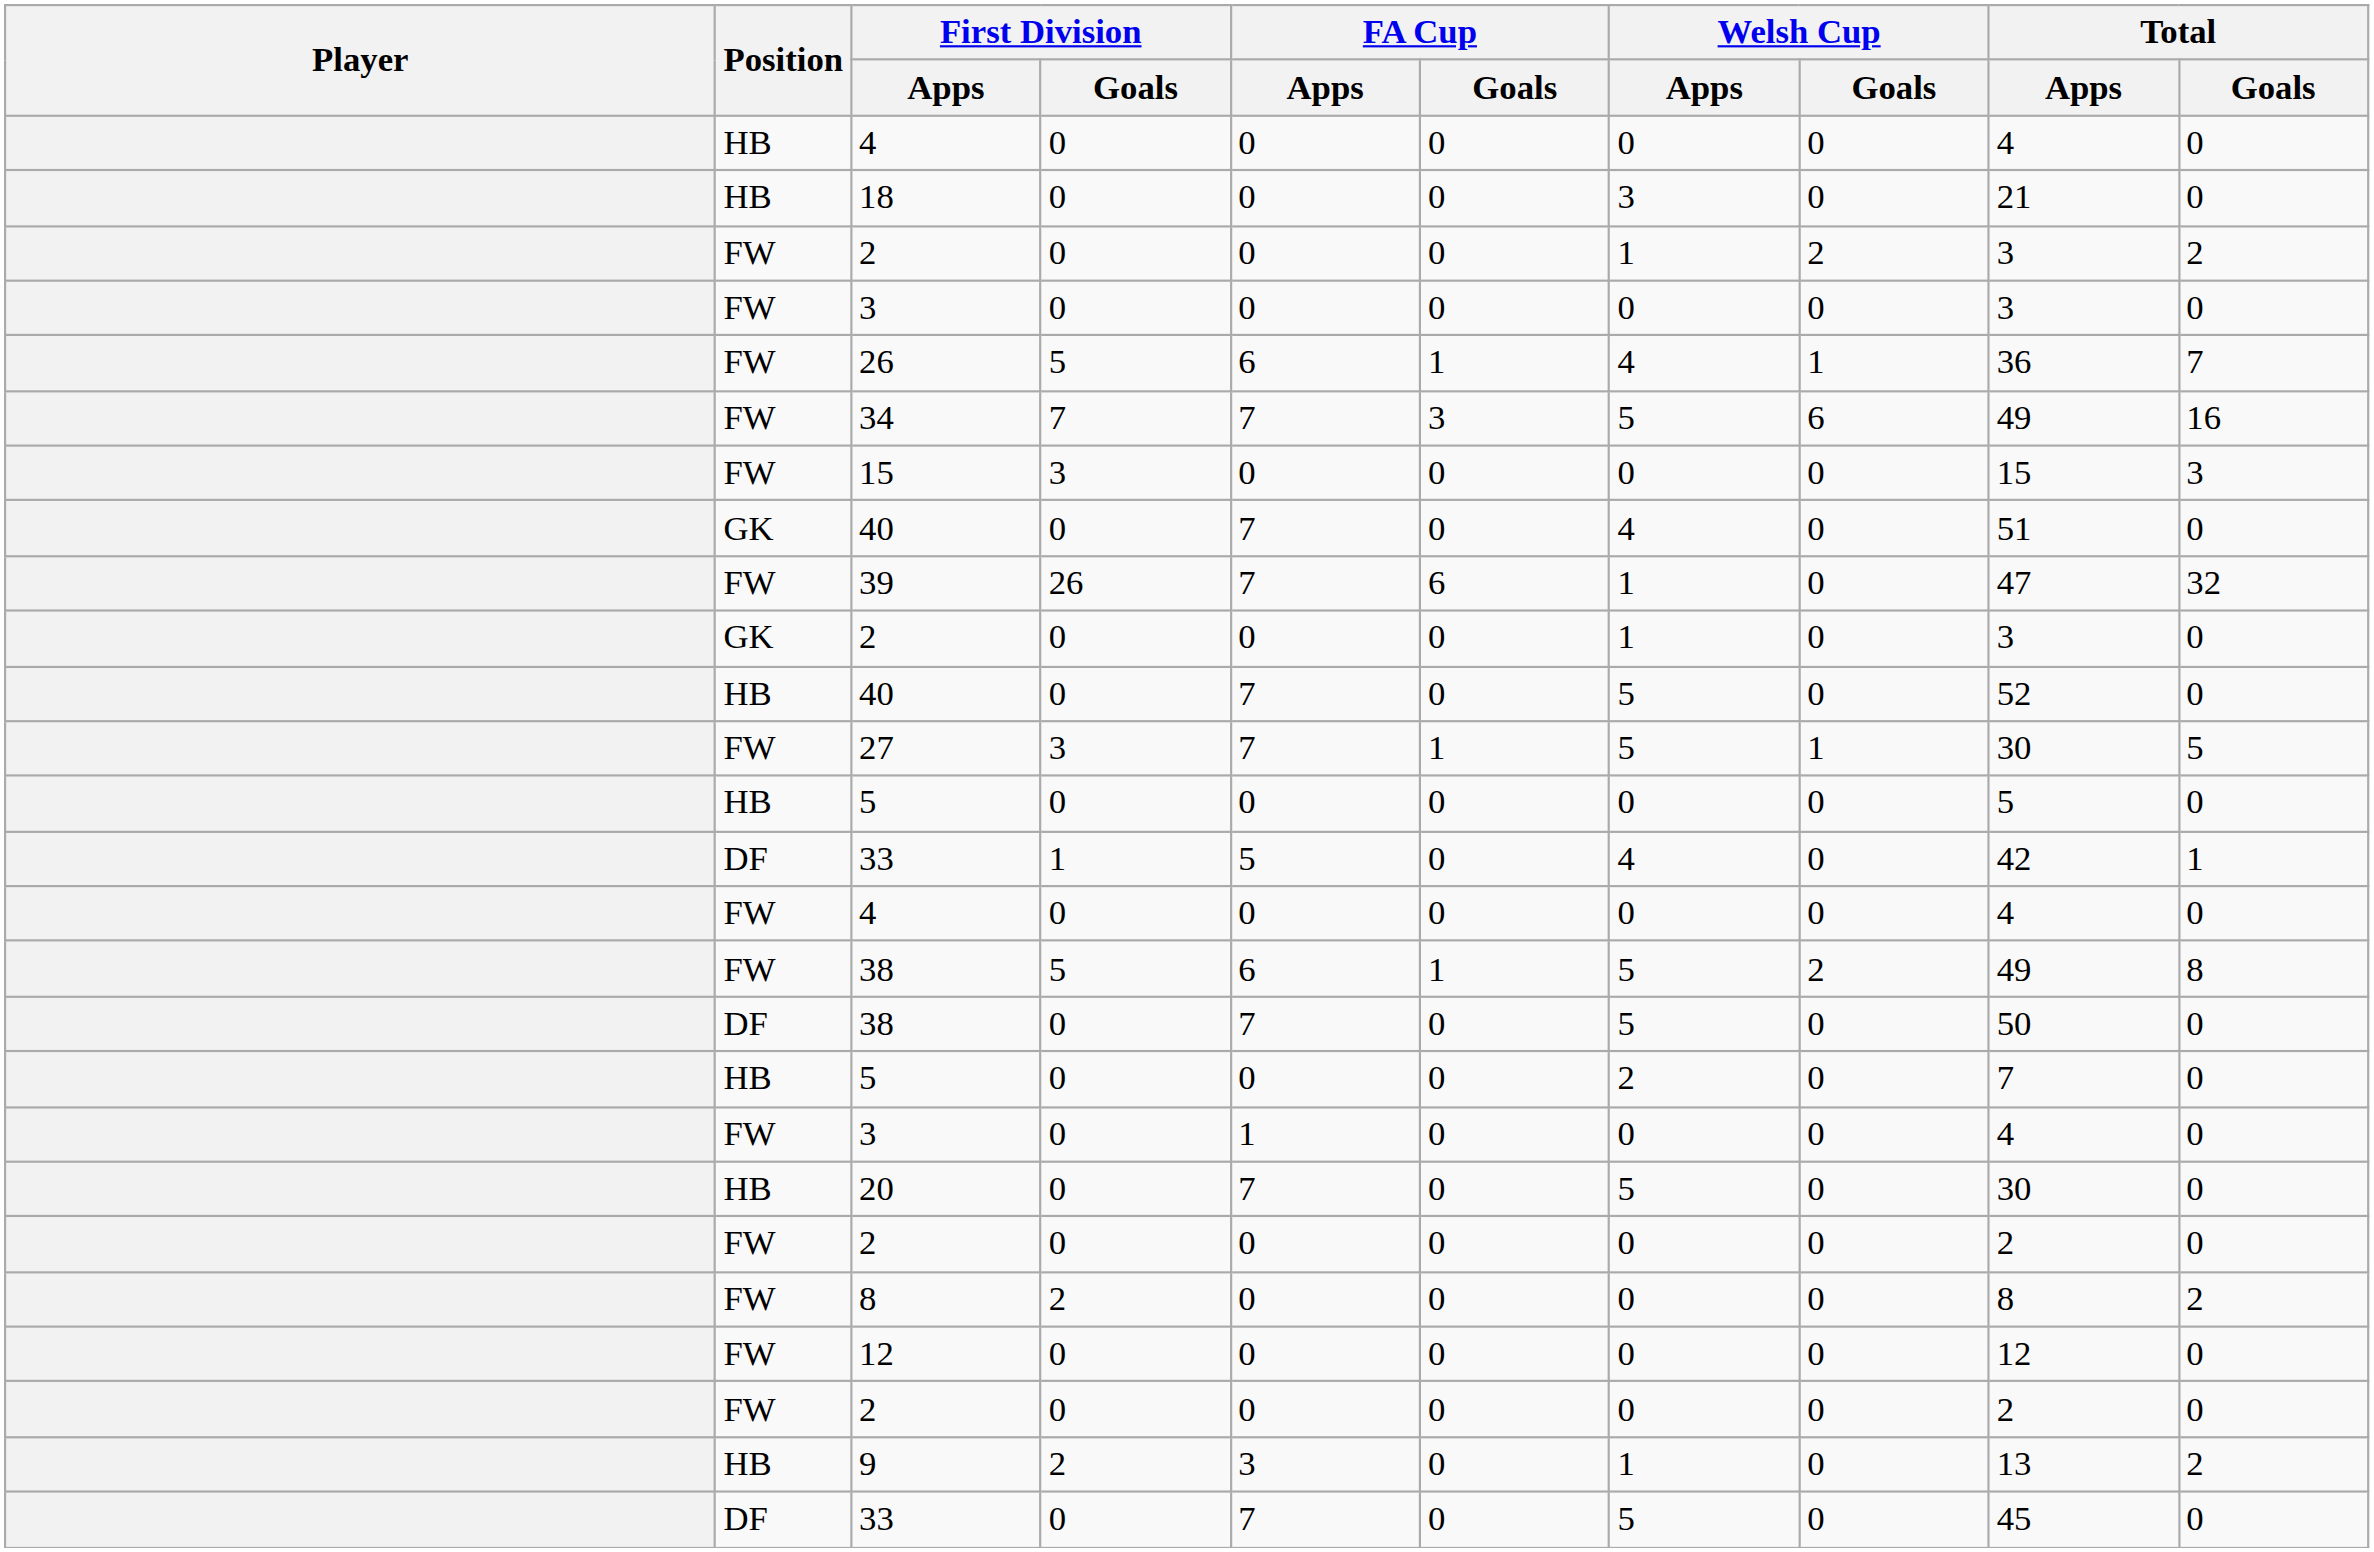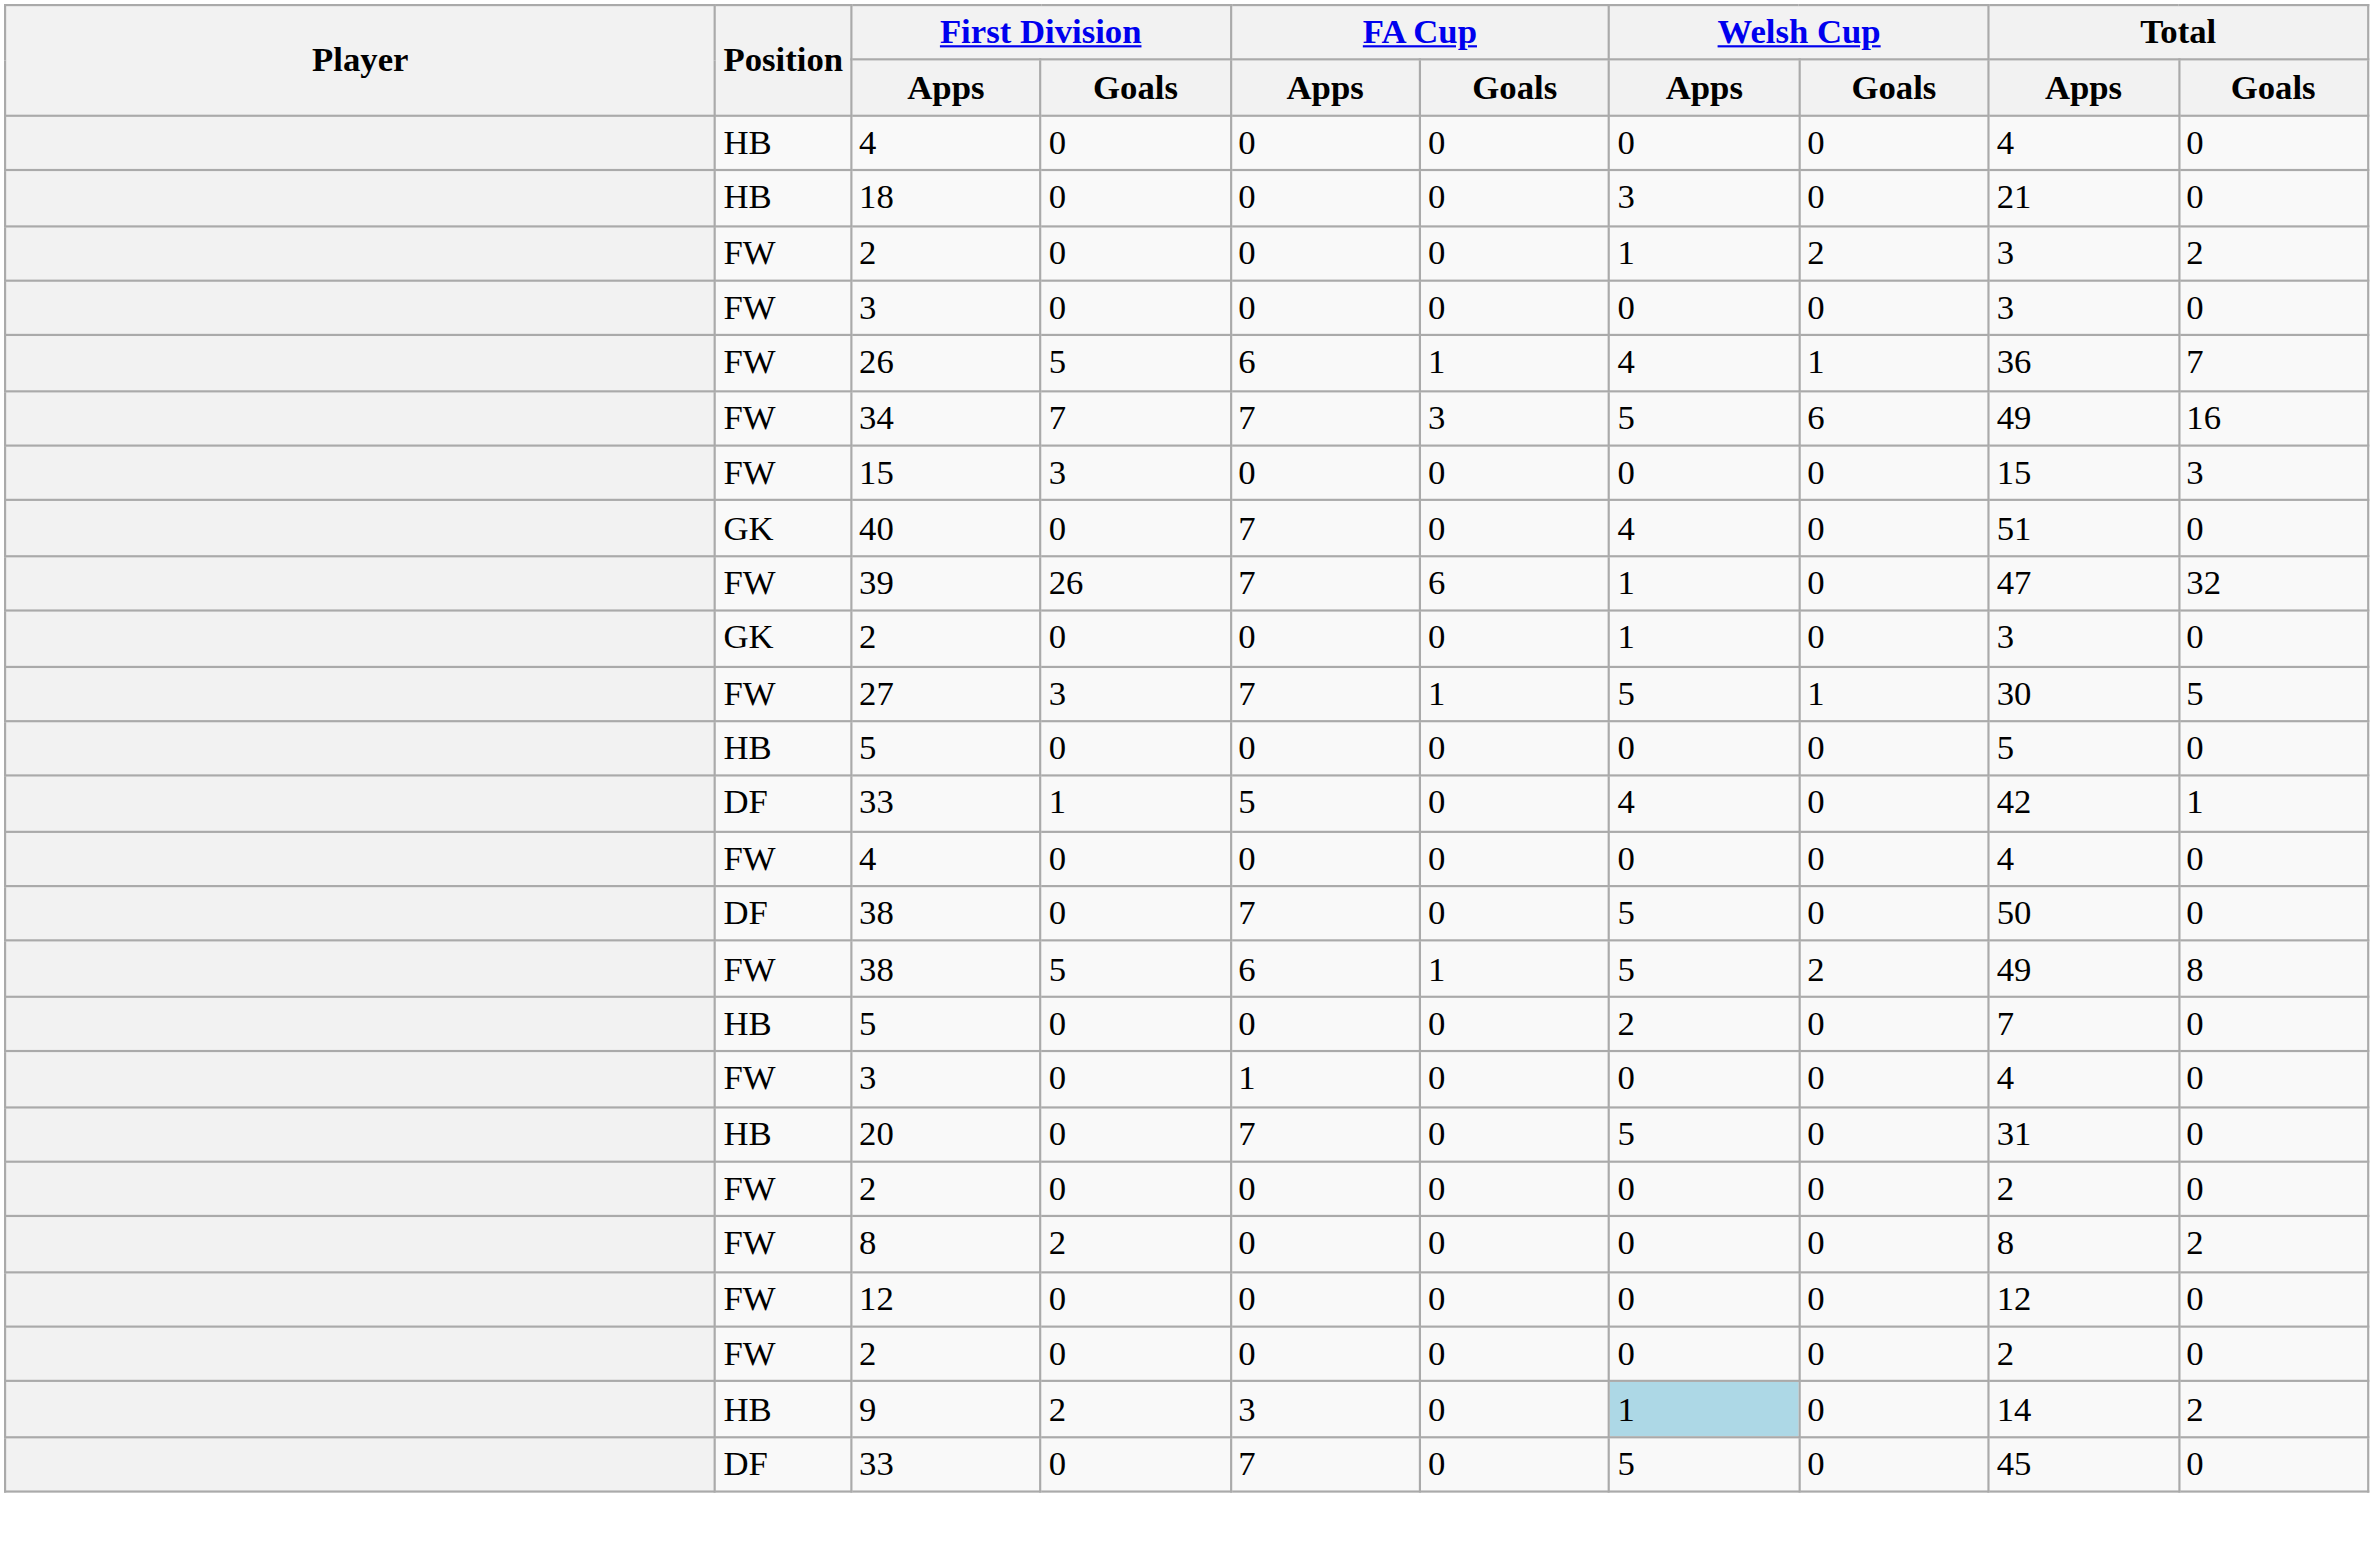- row: (748, 692)
rows swapped: (750, 968) <-> (746, 1023)
(2014, 1188) 30 -> (2014, 1133) 31
(1626, 1463) no background -> (1626, 1408) lightblue background
(2014, 1463) 13 -> (2014, 1408) 14
